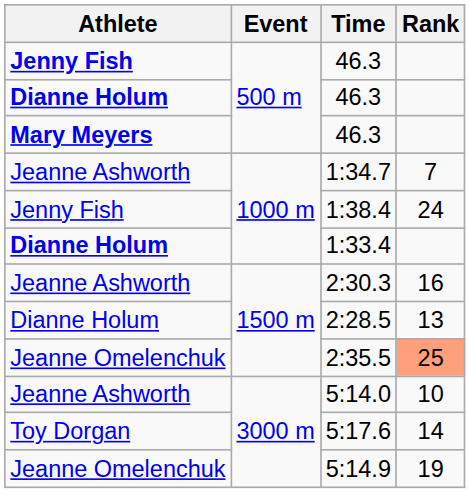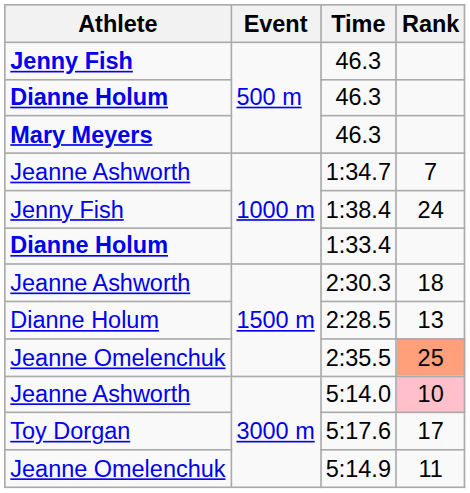(431, 283) 16 -> (431, 283) 18
(431, 395) no background -> (431, 395) pink background
(431, 432) 14 -> (431, 432) 17
(431, 469) 19 -> (431, 469) 11
